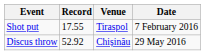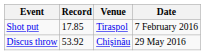(73, 27) 17.55 -> (73, 27) 17.85
(73, 42) 52.92 -> (73, 42) 53.92
